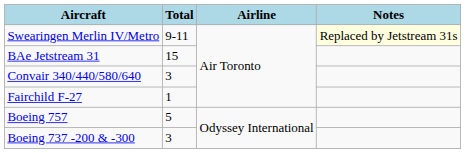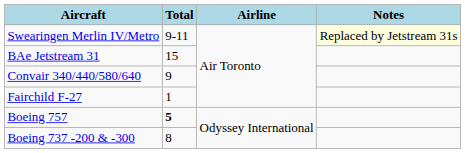(168, 76) 3 -> (168, 76) 9
(168, 117) normal -> (168, 117) bold
(168, 138) 3 -> (168, 138) 8
